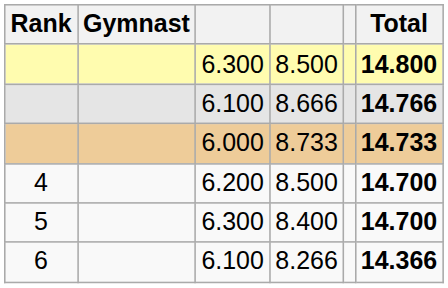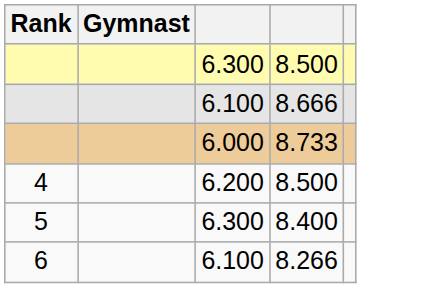- column: (399, 24)
